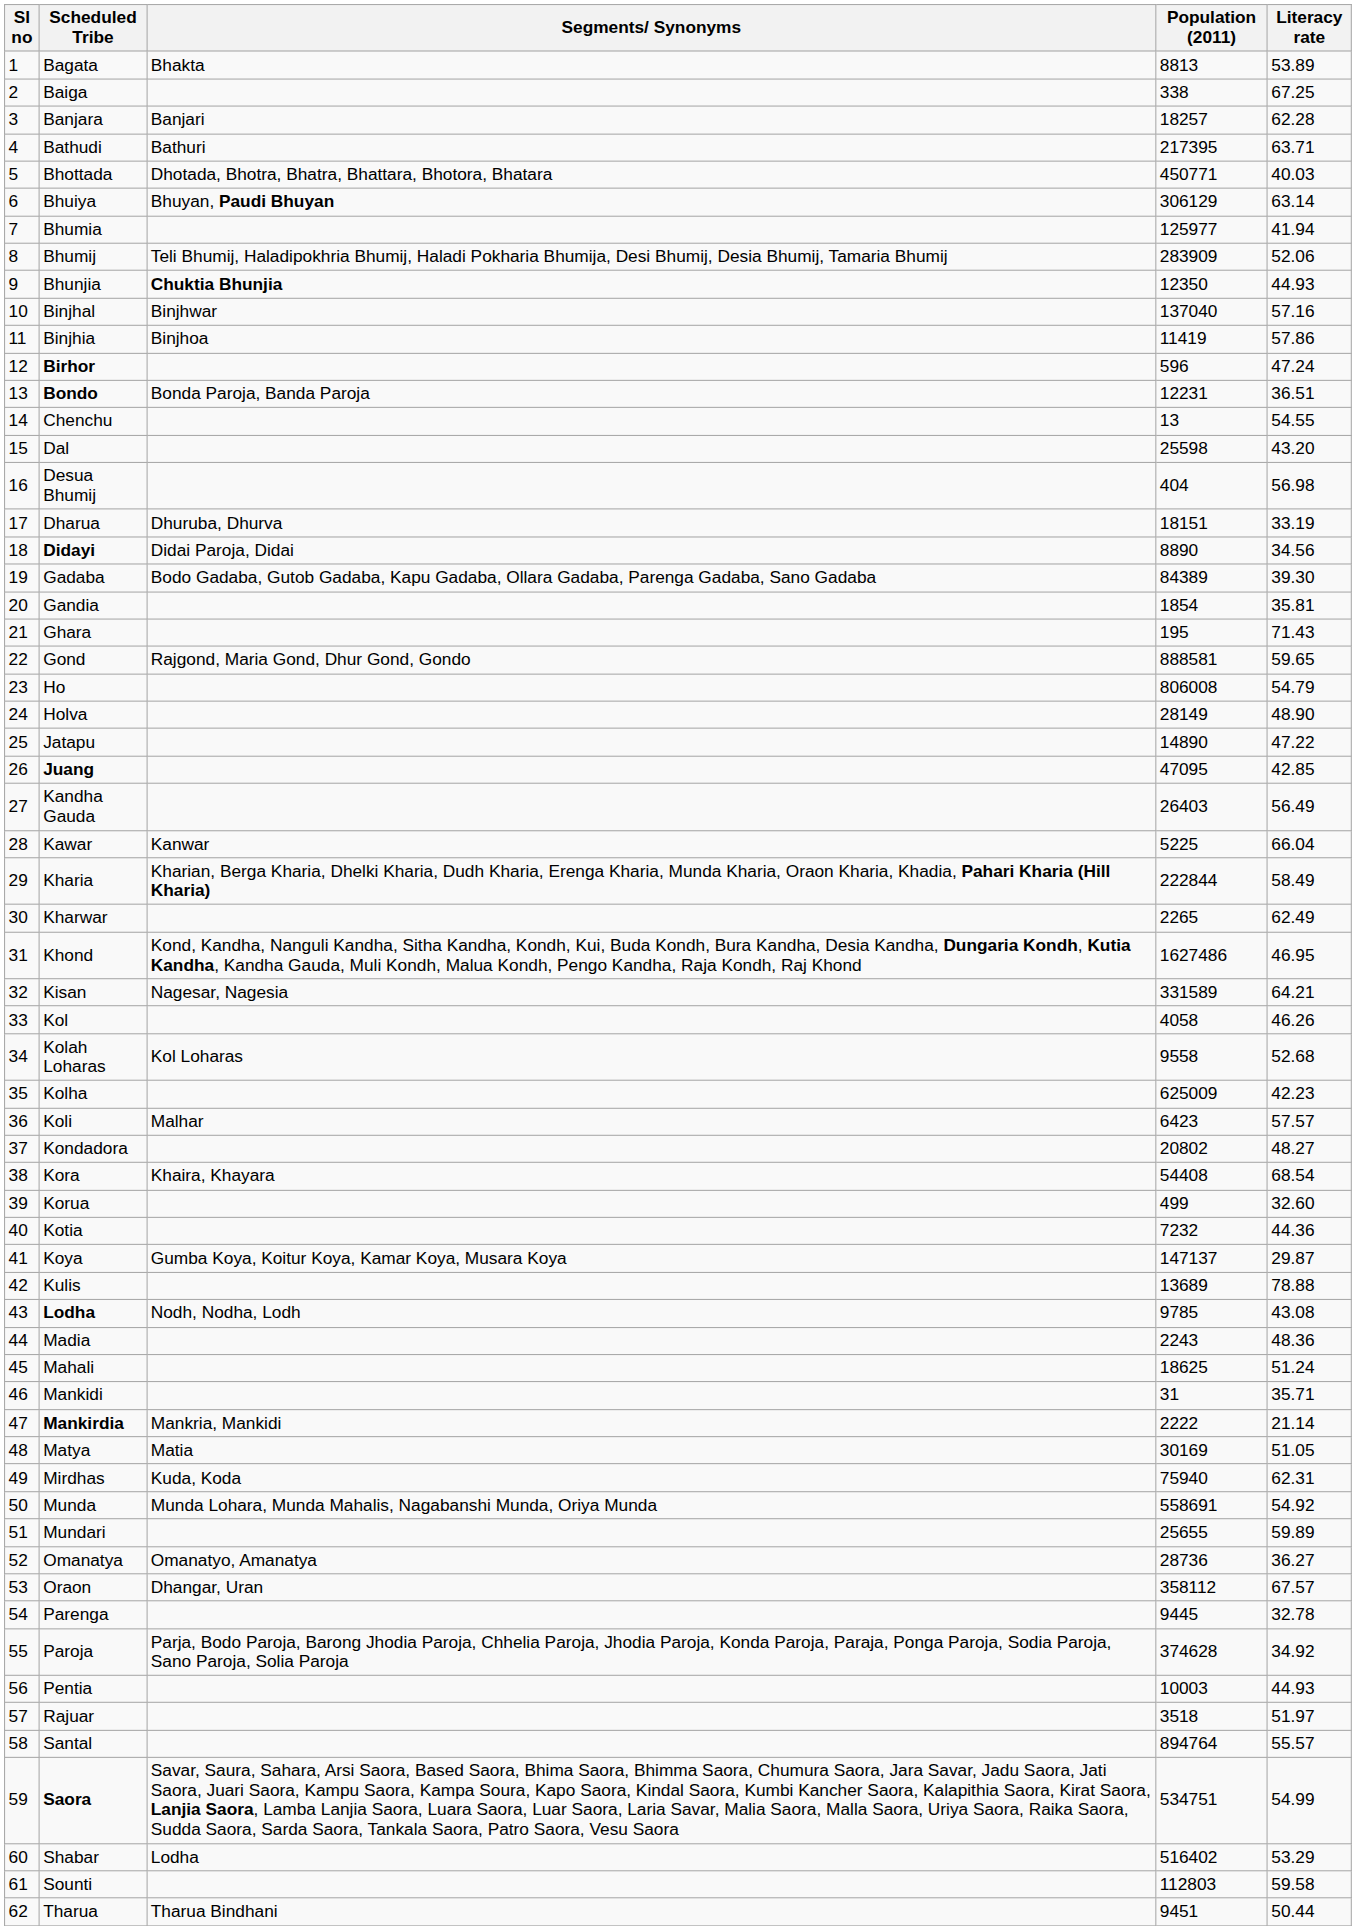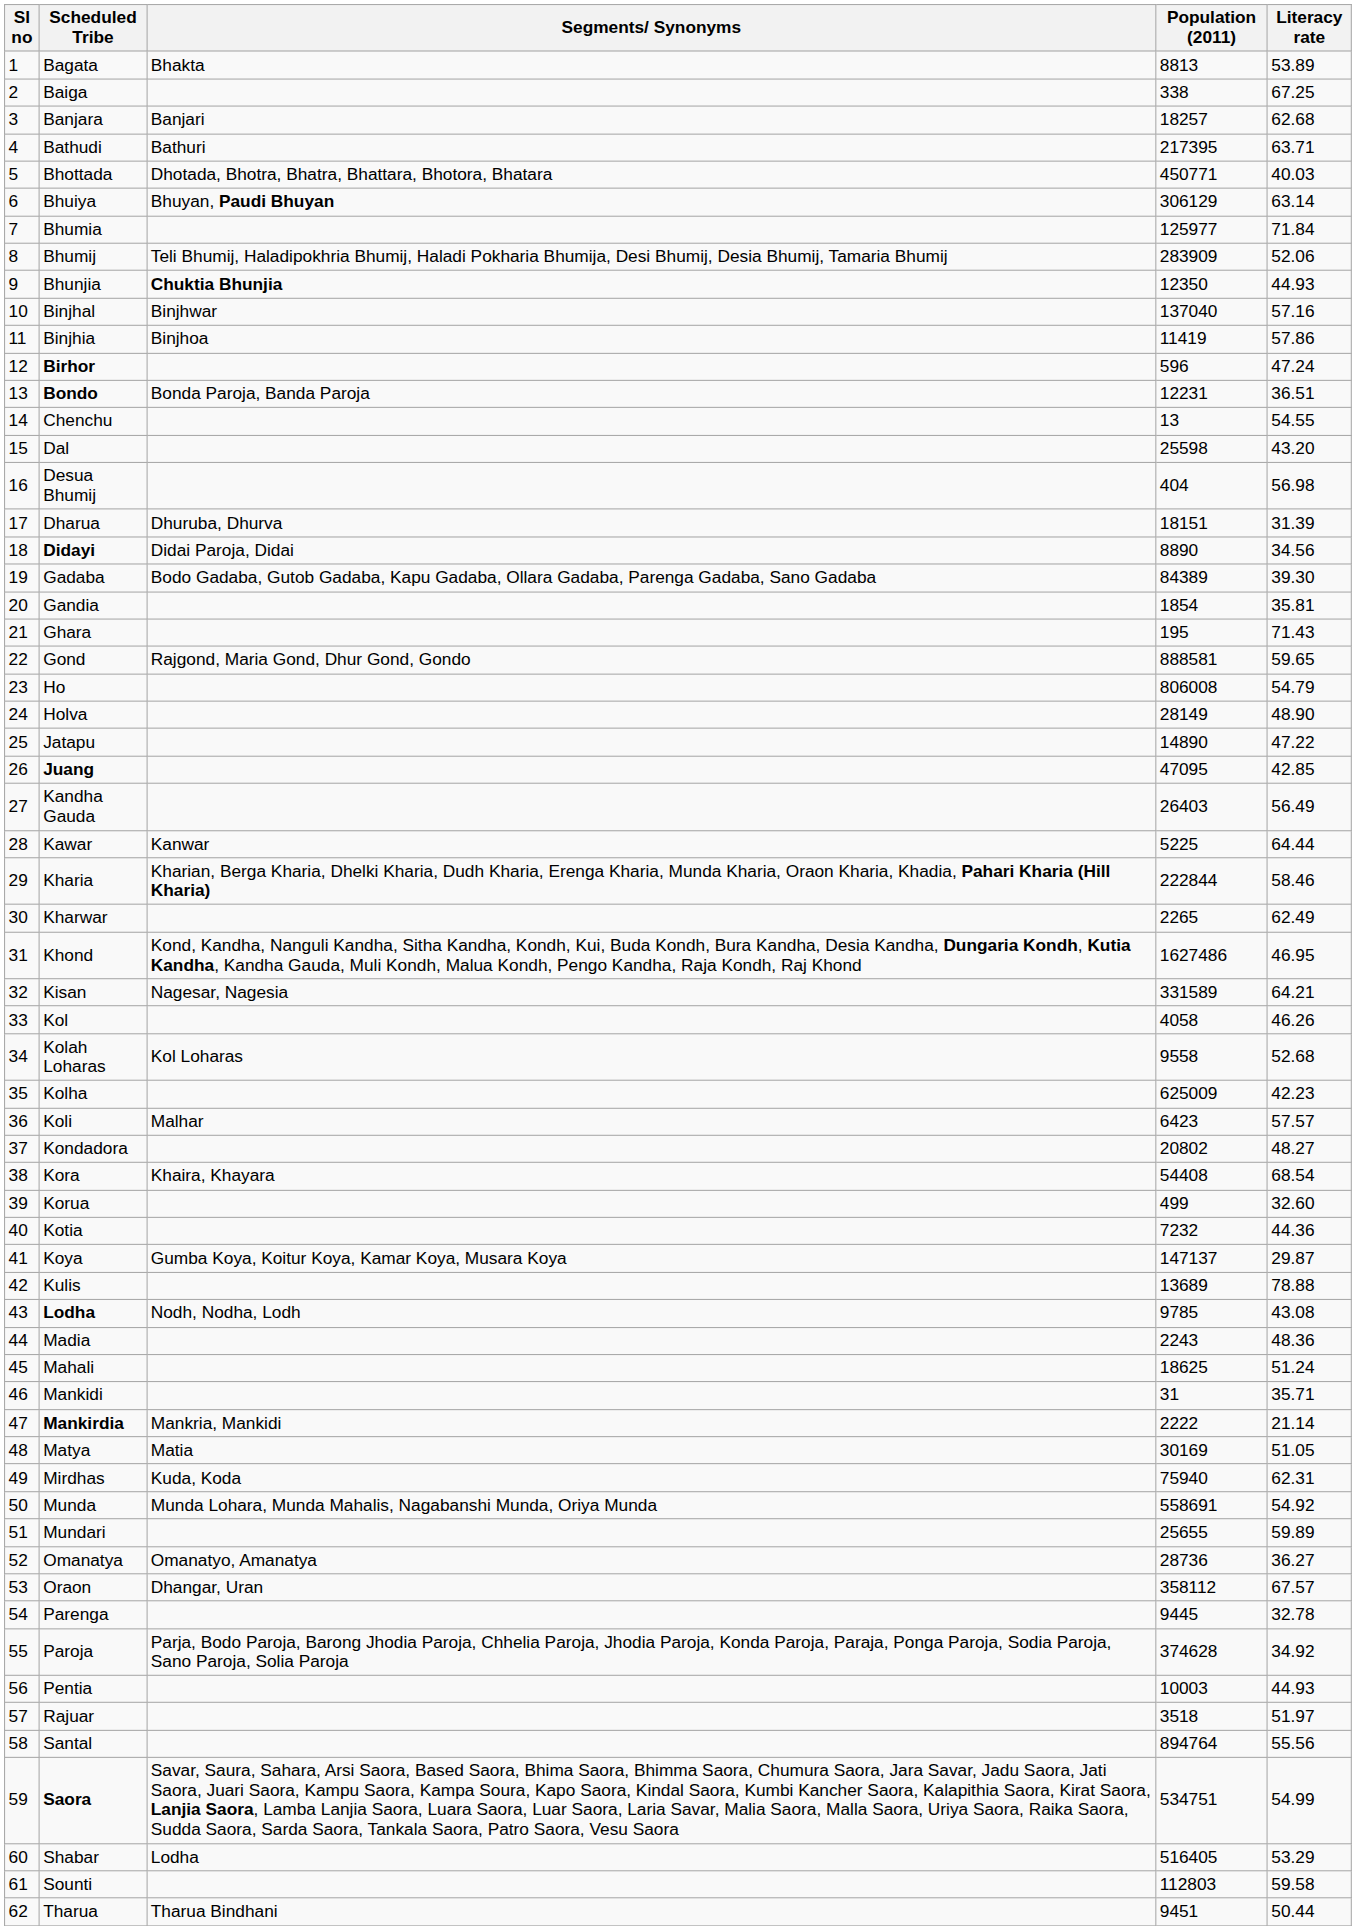(1293, 119) 62.28 -> (1293, 119) 62.68
(1293, 229) 41.94 -> (1293, 229) 71.84
(1293, 522) 33.19 -> (1293, 522) 31.39
(1293, 843) 66.04 -> (1293, 843) 64.44
(1293, 880) 58.49 -> (1293, 880) 58.46
(1293, 1743) 55.57 -> (1293, 1743) 55.56
(1189, 1856) 516402 -> (1189, 1856) 516405
